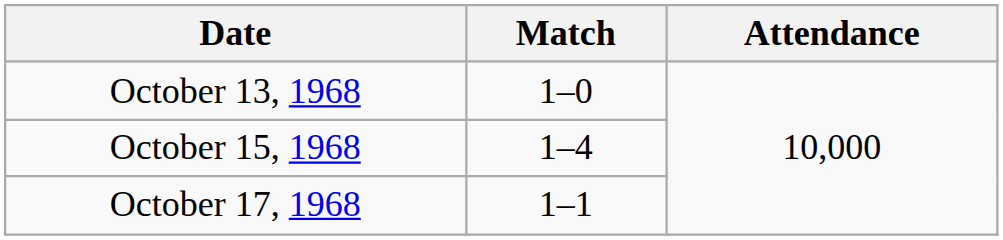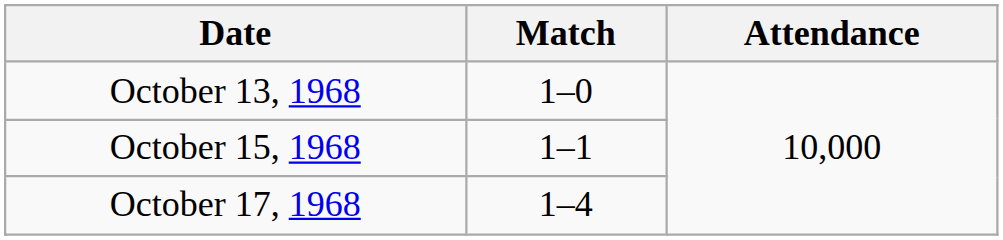(566, 147) 1–4 -> (566, 147) 1–1
(566, 204) 1–1 -> (566, 204) 1–4
